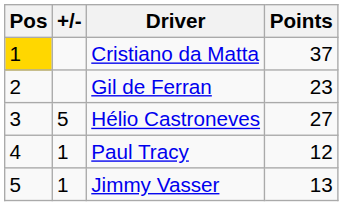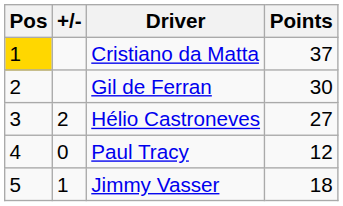(321, 87) 23 -> (321, 87) 30
(63, 119) 5 -> (63, 119) 2
(63, 152) 1 -> (63, 152) 0
(321, 185) 13 -> (321, 185) 18
